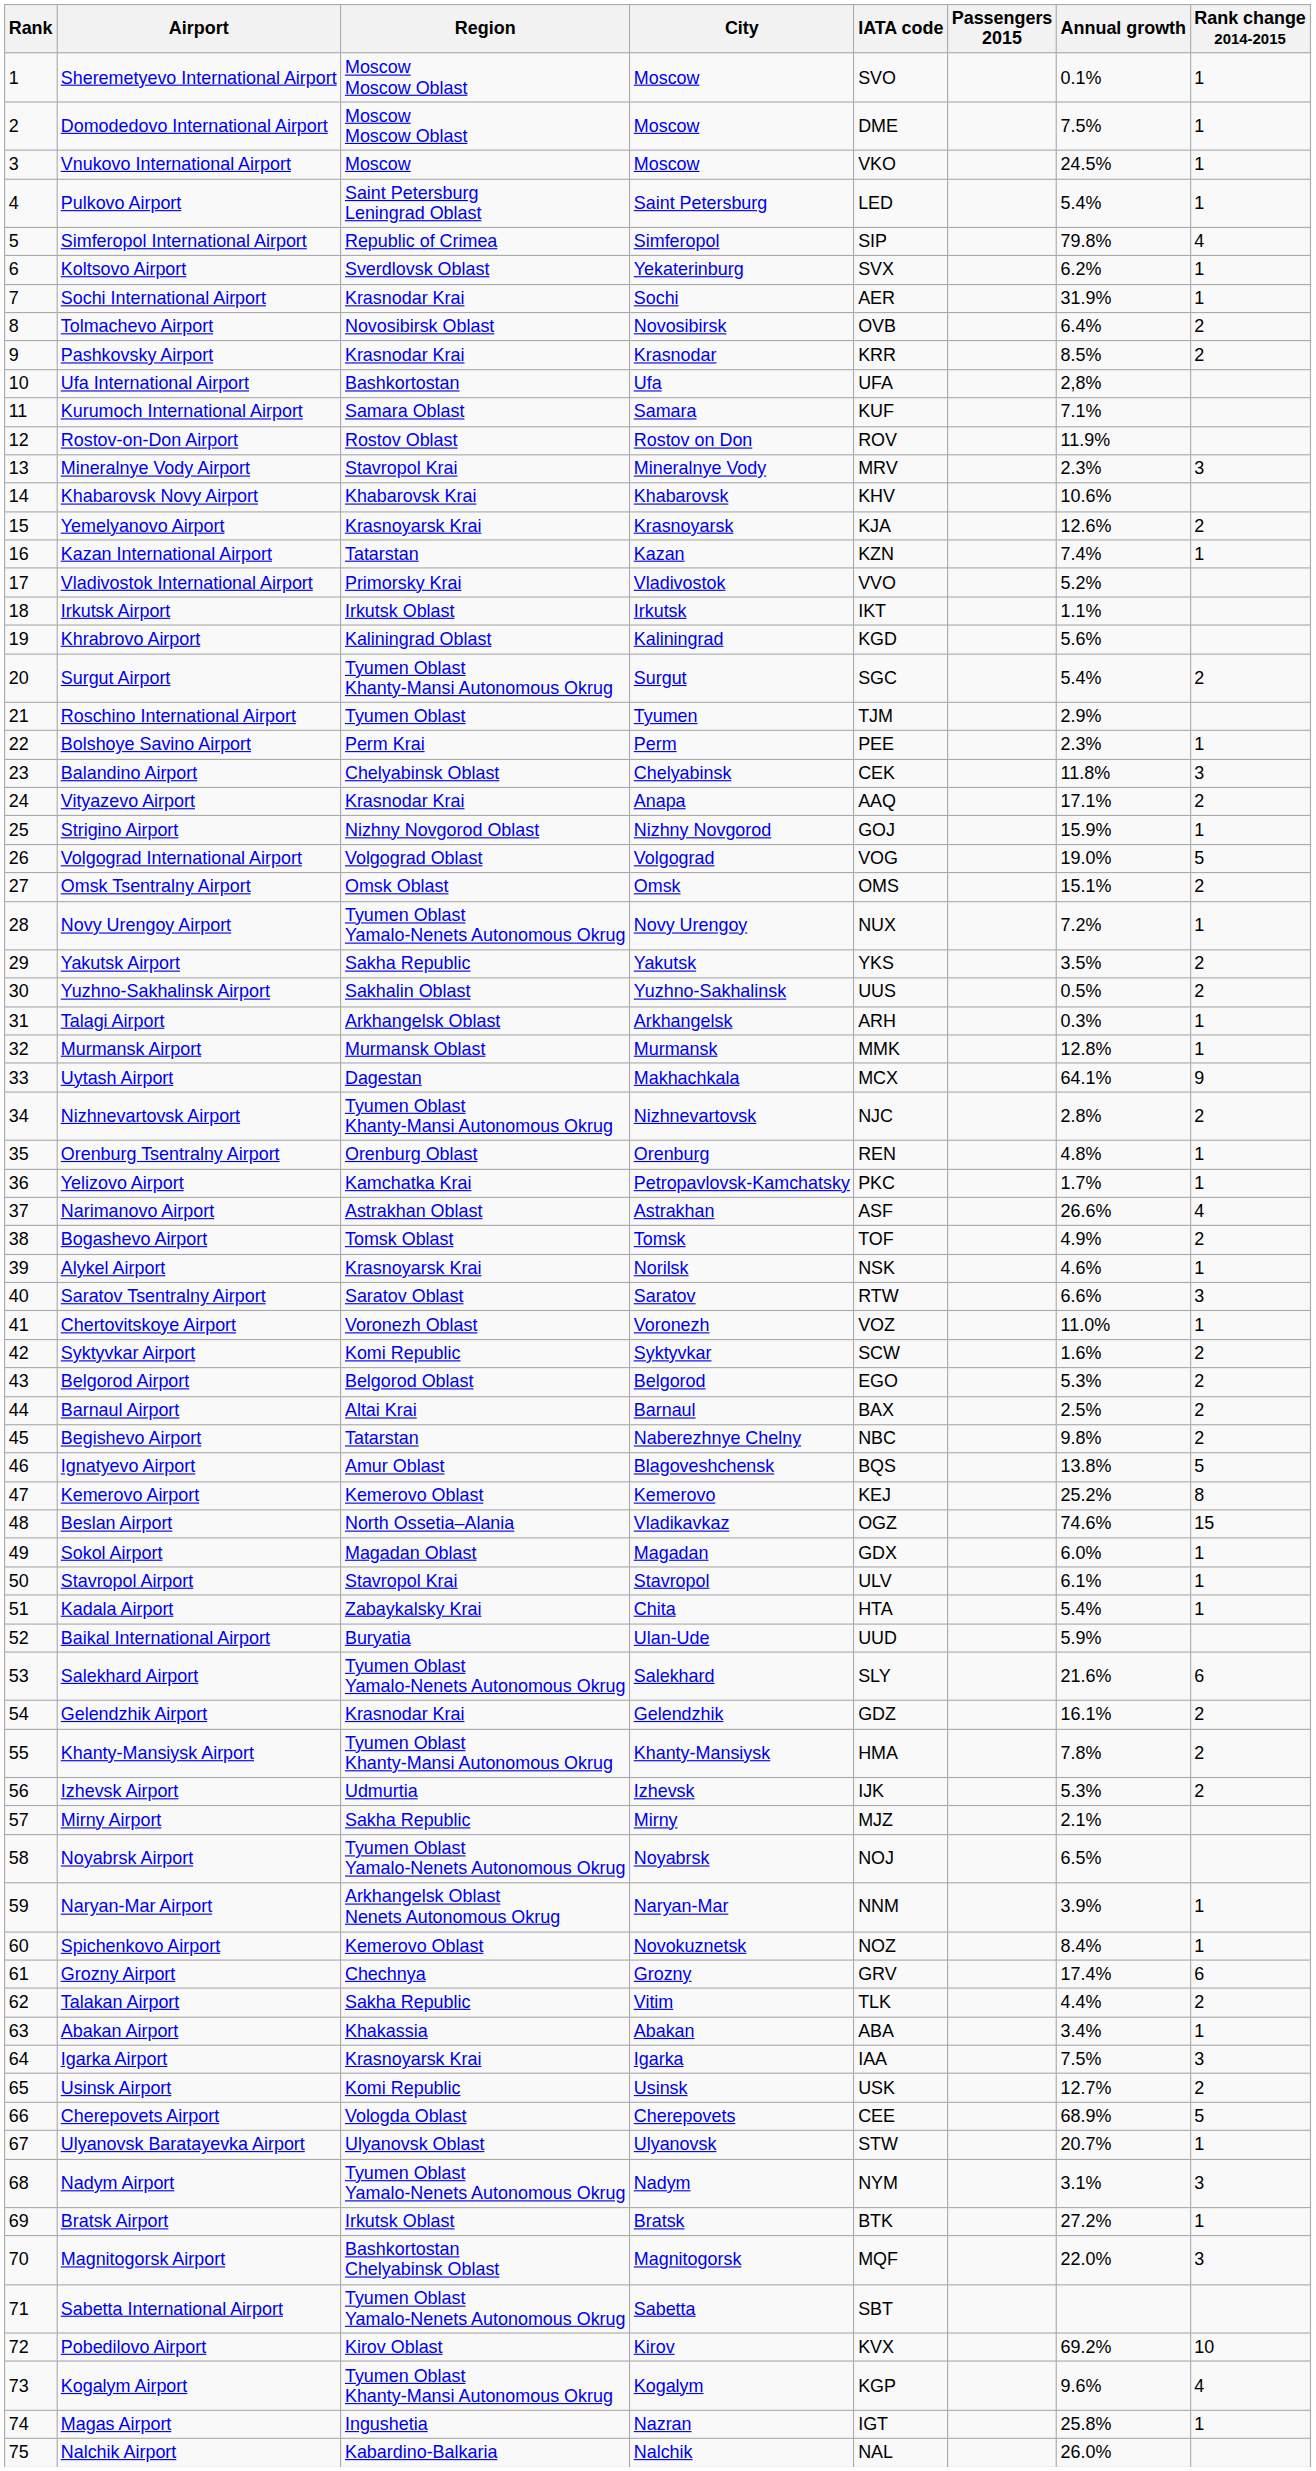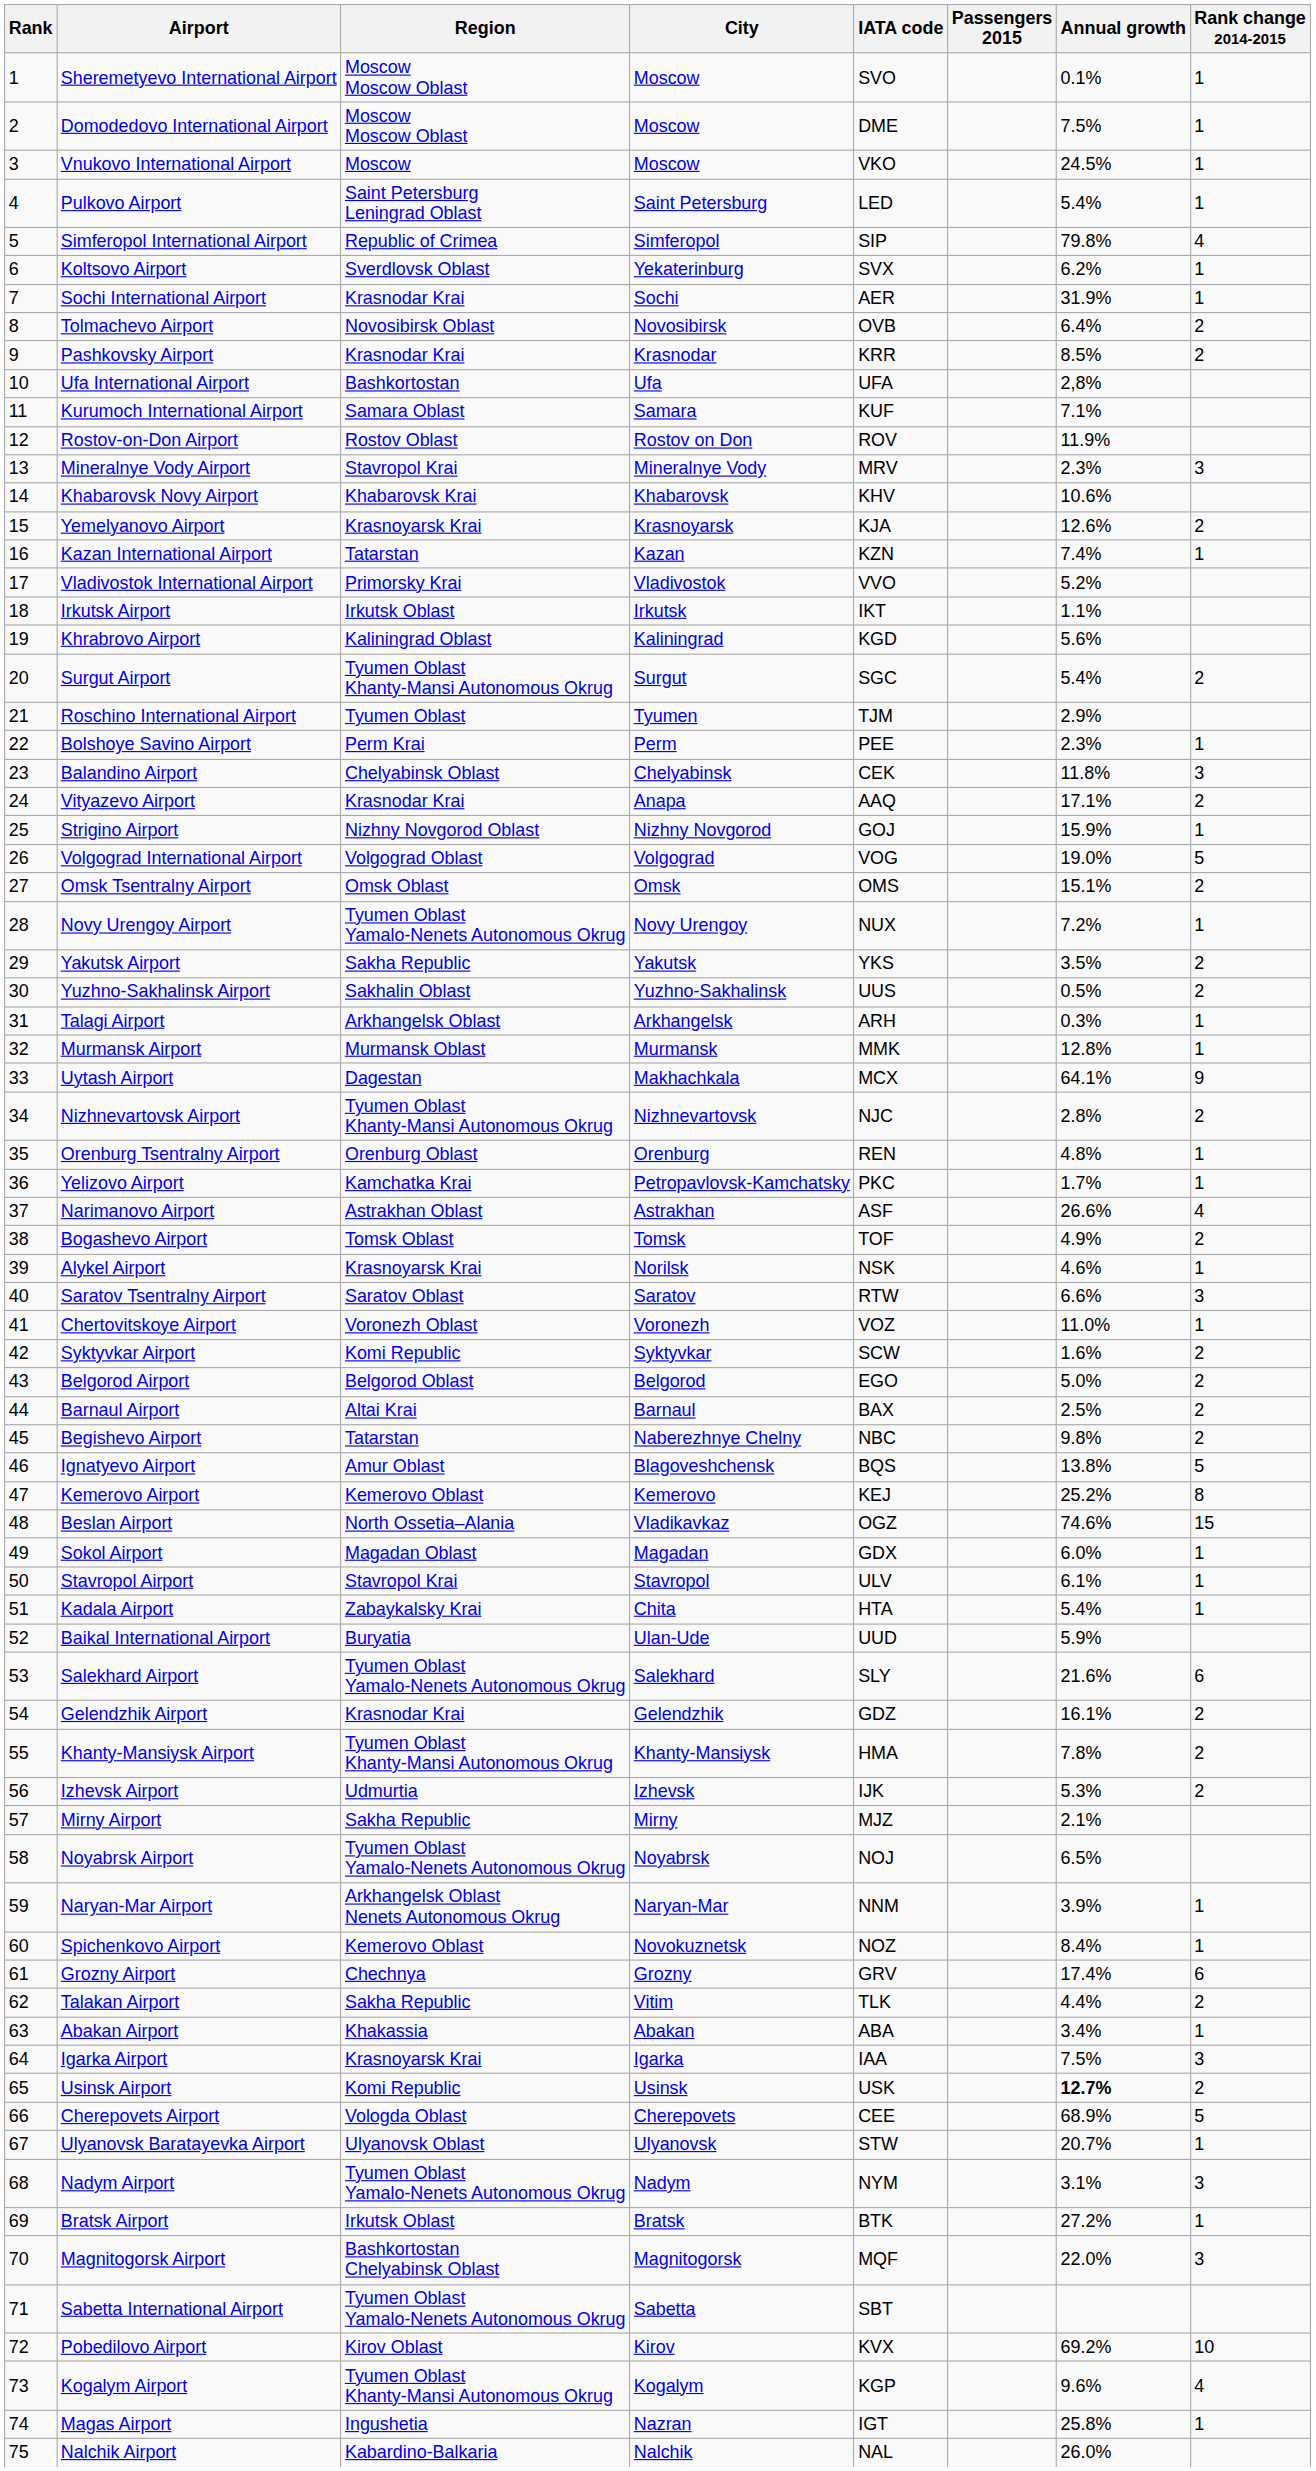(1081, 1381) 5.3% -> (1081, 1381) 5.0%
(1086, 2087) normal -> (1086, 2087) bold
